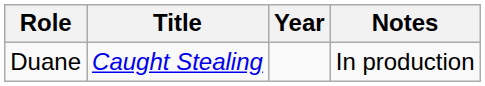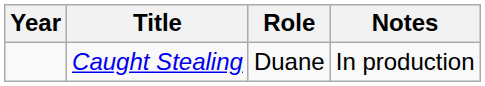columns swapped: (299, 23) <-> (46, 23)
